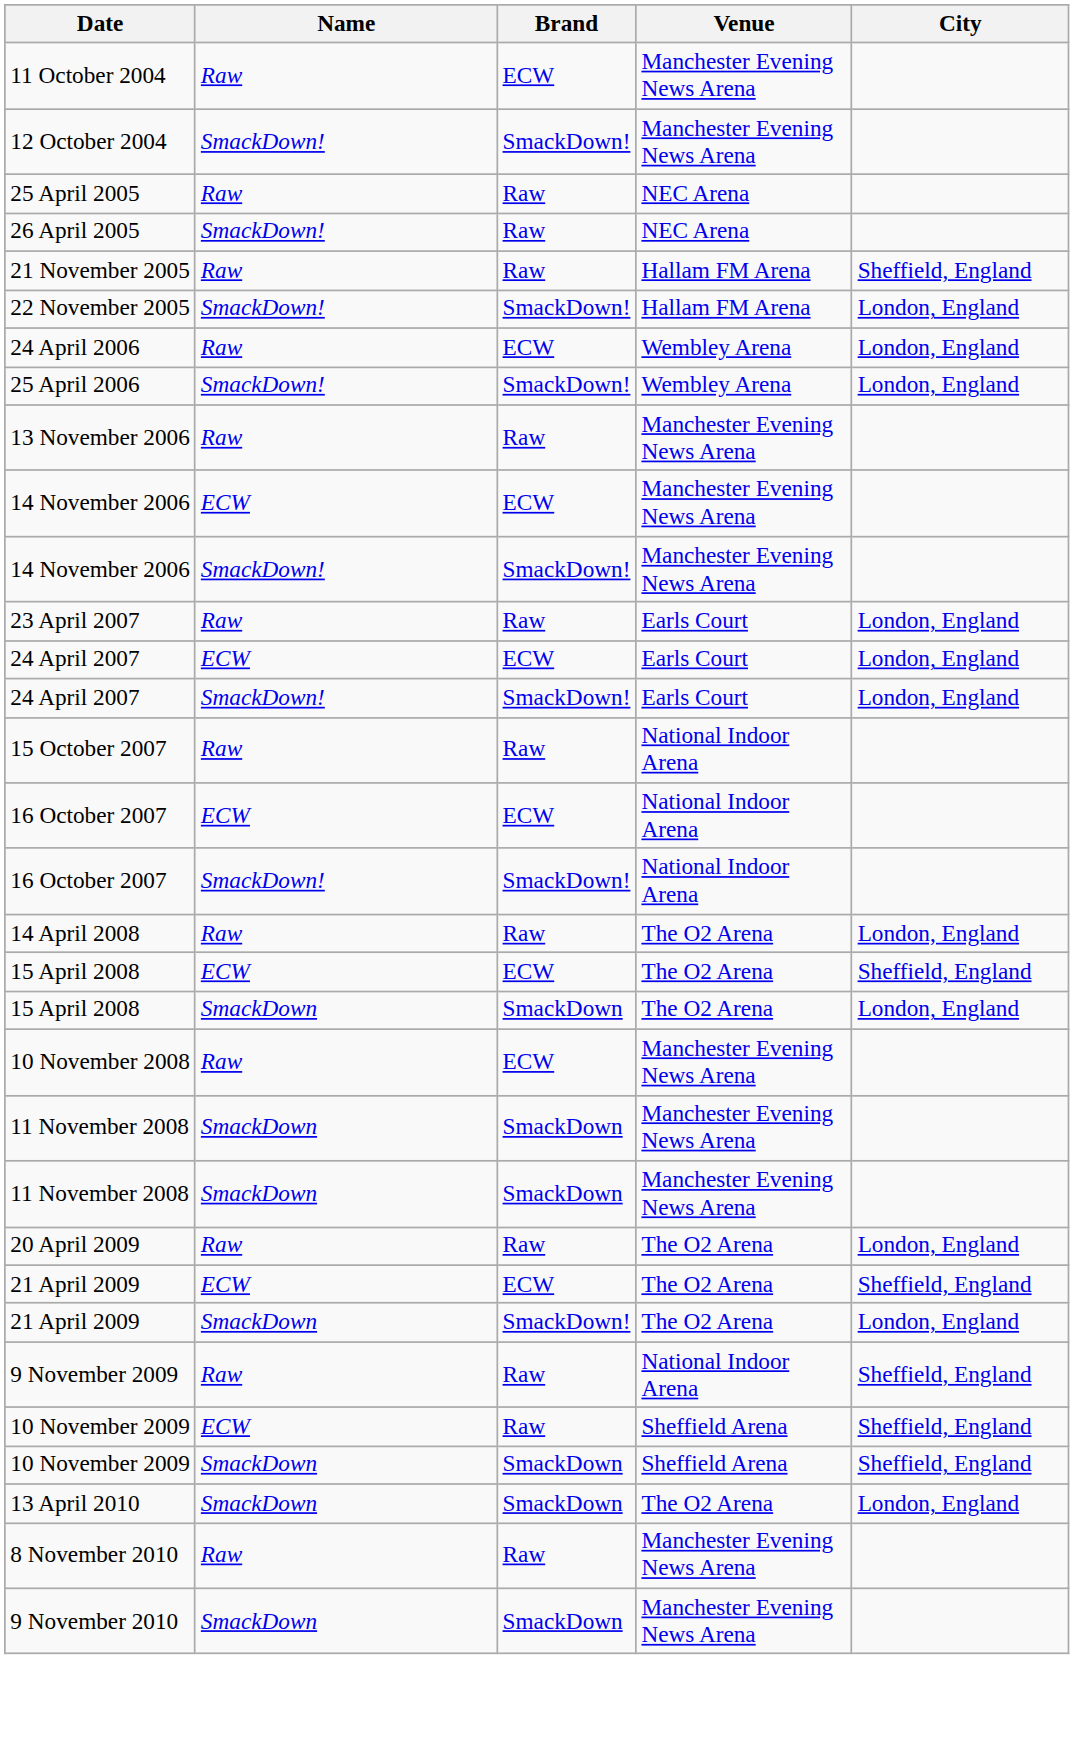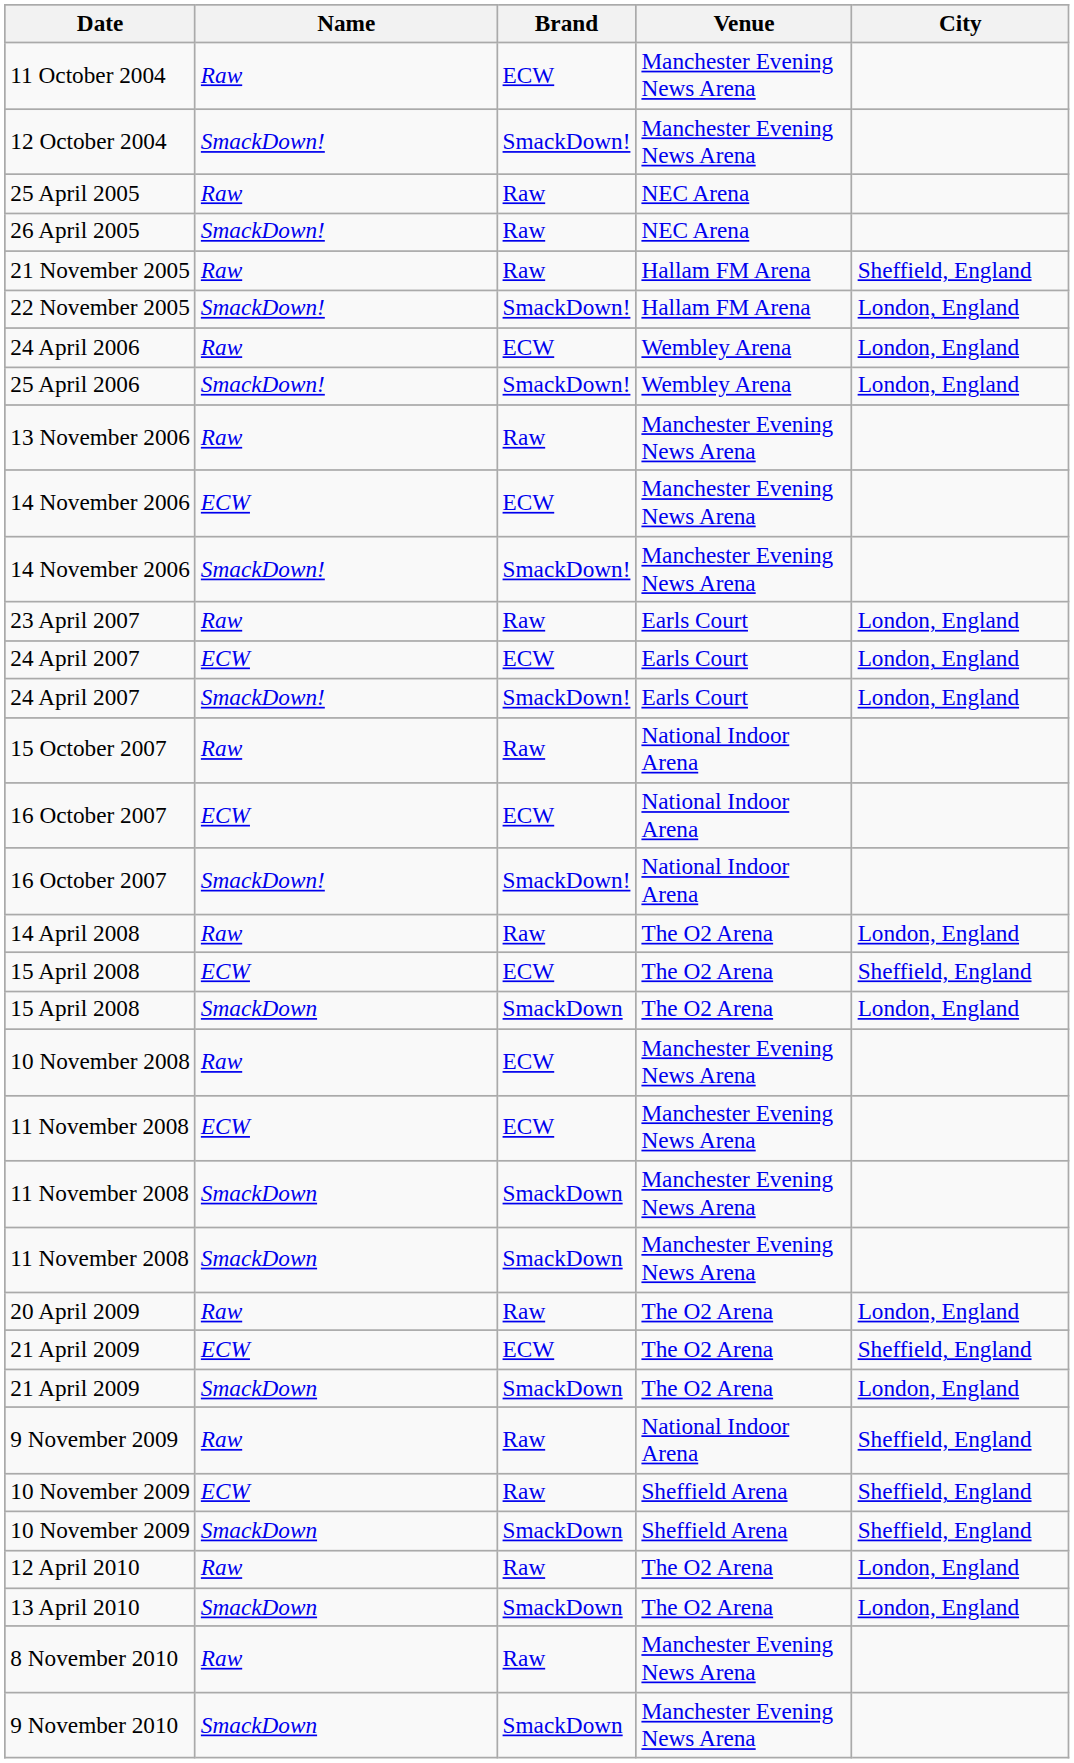+ row: (100, 1127)
(566, 1321) SmackDown! -> (563, 1387) SmackDown
+ row: (75, 1568)
